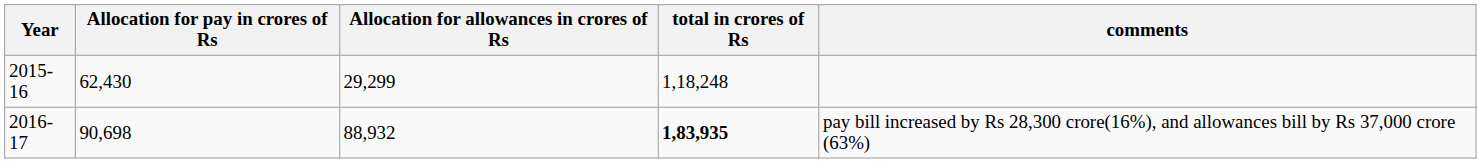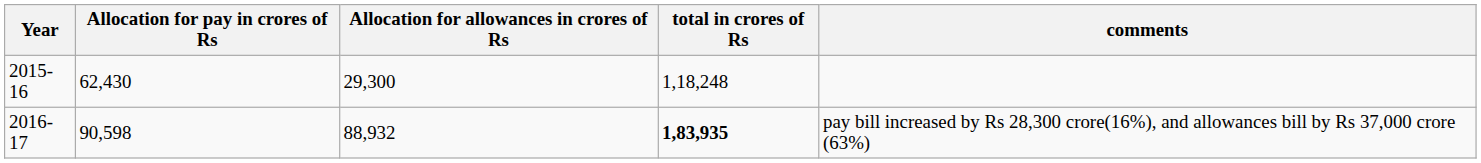(369, 81) 29,299 -> (369, 81) 29,300
(105, 132) 90,698 -> (105, 132) 90,598
